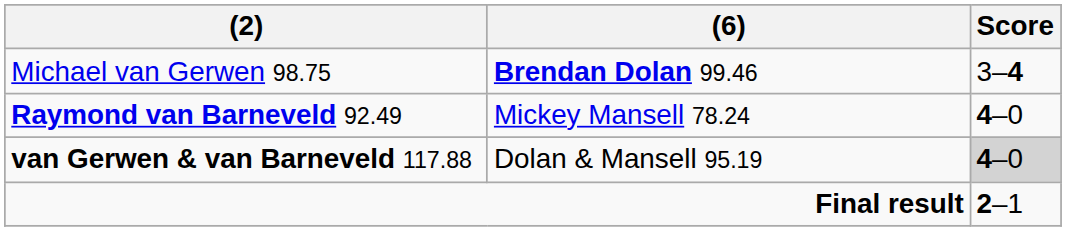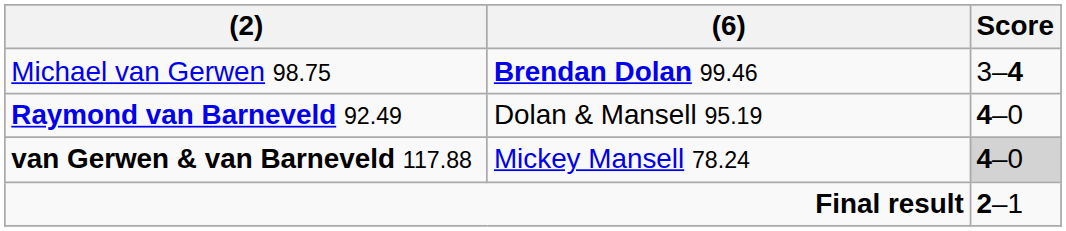(622, 114) Mickey Mansell 78.24 -> (628, 114) Dolan & Mansell 95.19
(628, 159) Dolan & Mansell 95.19 -> (622, 159) Mickey Mansell 78.24
